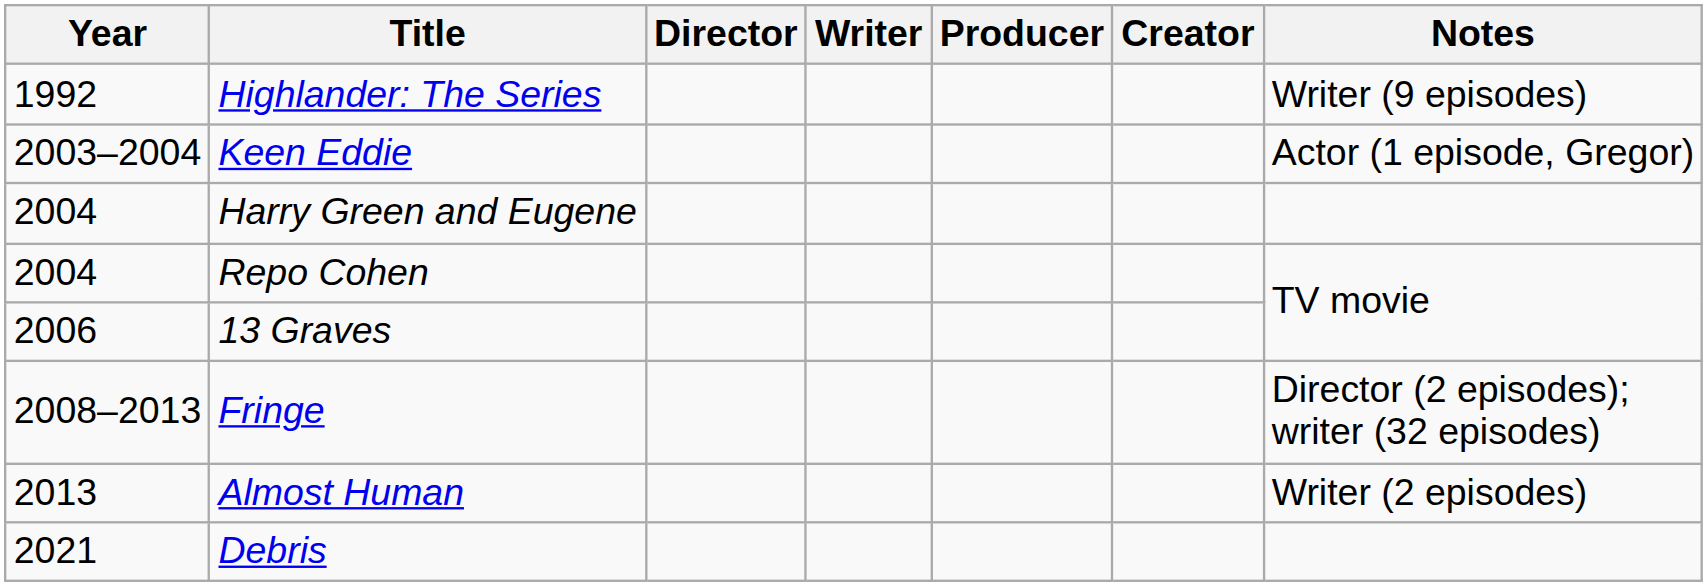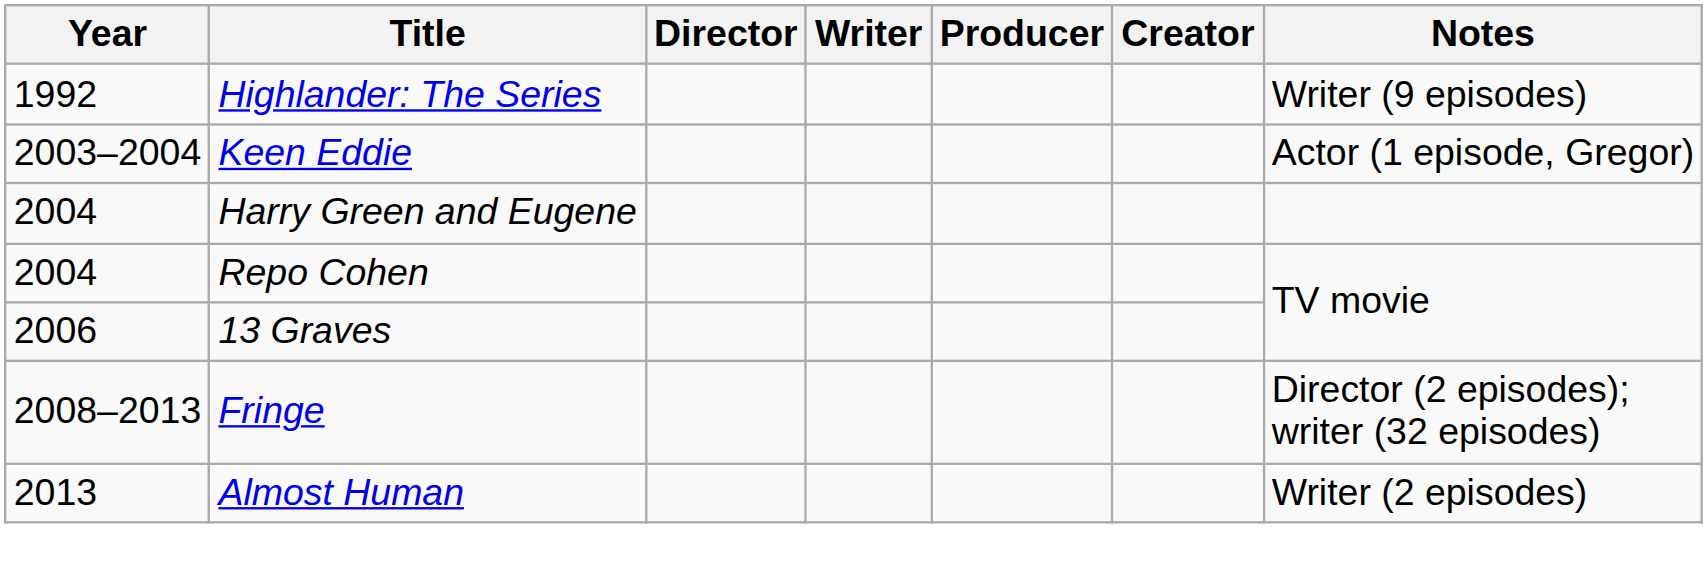- row: (273, 551)
